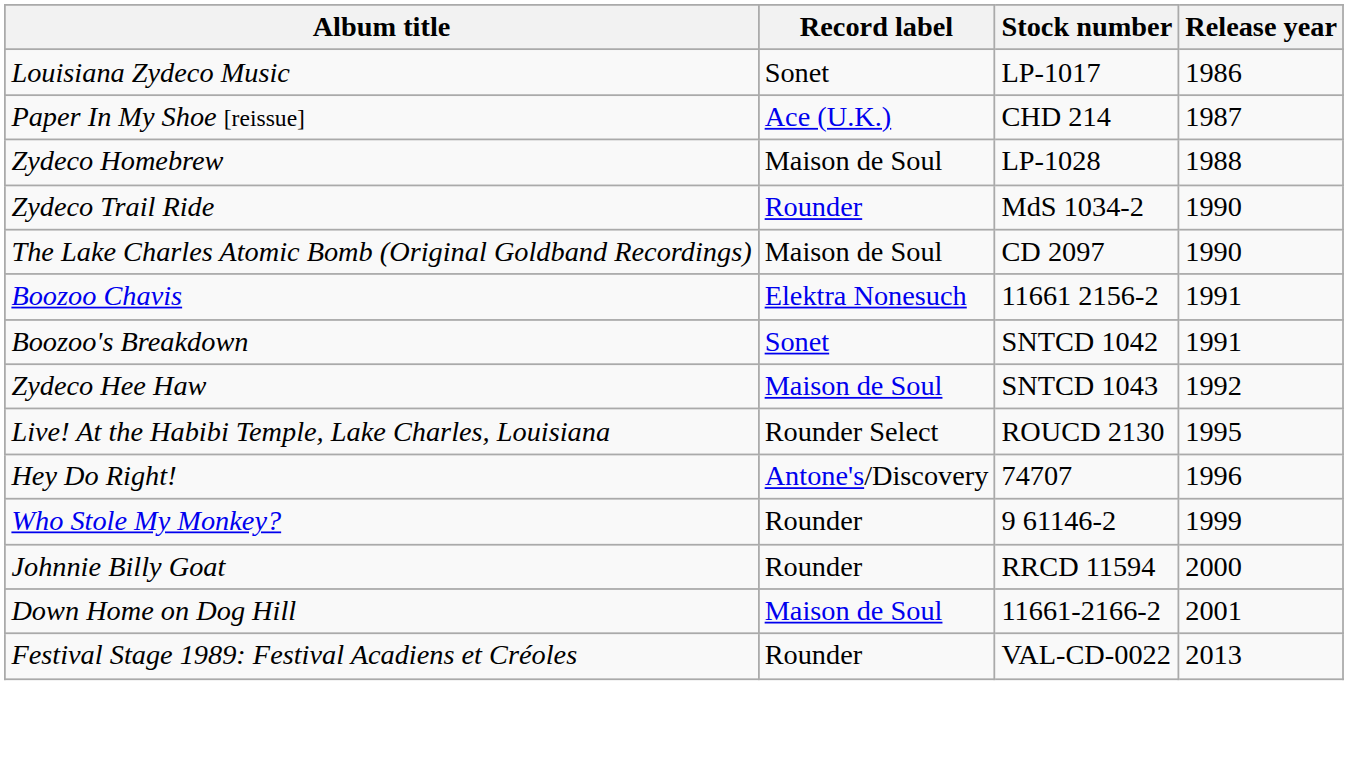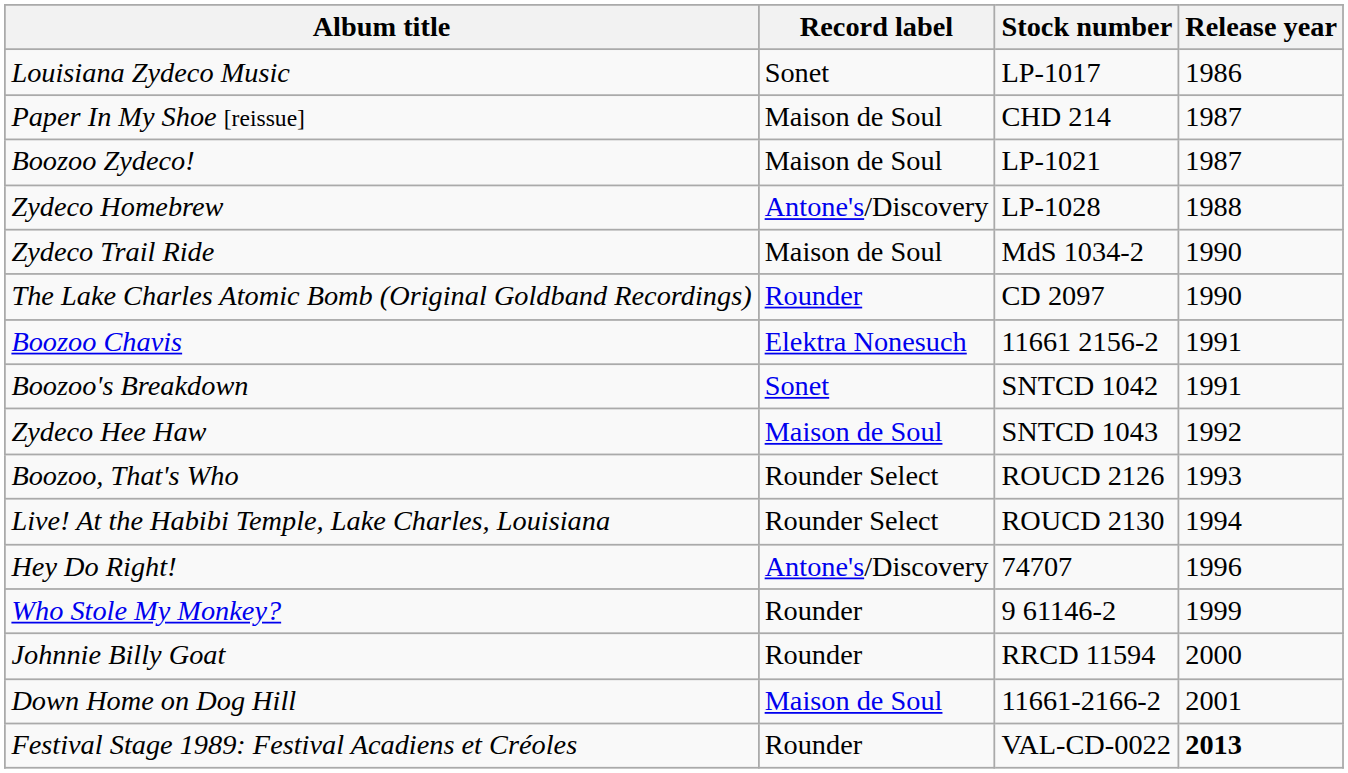(828, 116) Ace (U.K.) -> (854, 116) Maison de Soul
+ row: (103, 161)
(854, 161) Maison de Soul -> (877, 206) Antone's/Discovery
(813, 206) Rounder -> (854, 251) Maison de Soul
(854, 251) Maison de Soul -> (813, 296) Rounder
+ row: (125, 476)
(1214, 431) 1995 -> (1214, 521) 1994
(1214, 655) normal -> (1214, 745) bold
